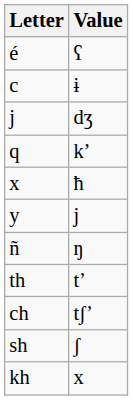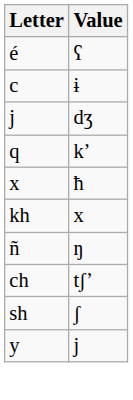rows swapped: (14, 215) <-> (20, 378)
- row: (17, 280)
